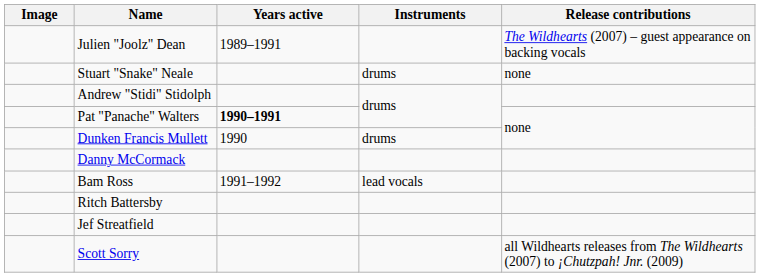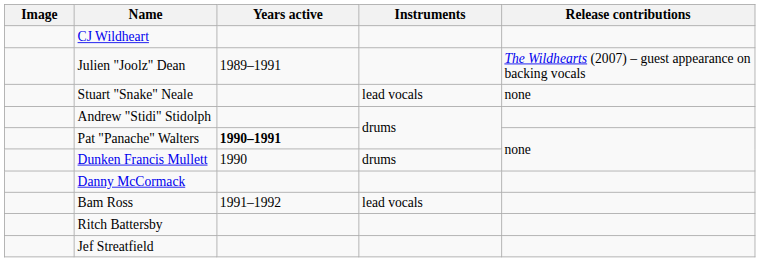+ row: (113, 36)
(379, 73) drums -> (393, 95) lead vocals
- row: (108, 253)
